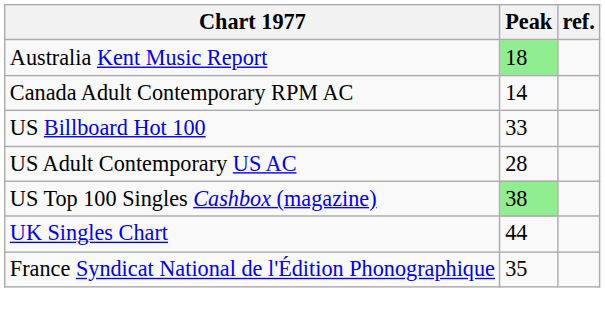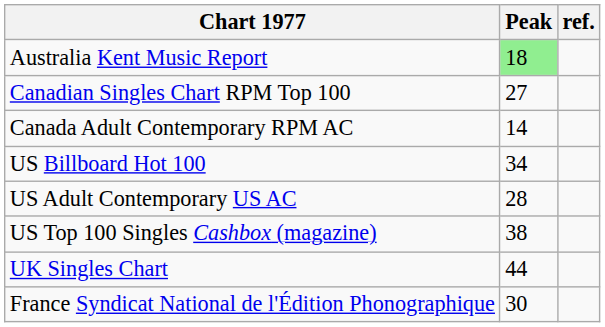+ row: (180, 92)
(516, 127) 33 -> (516, 163) 34
(516, 198) lightgreen background -> (516, 233) no background
(516, 269) 35 -> (516, 304) 30
